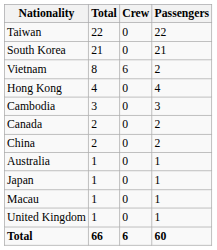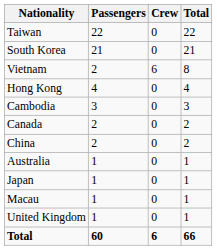columns swapped: (182, 13) <-> (104, 13)
